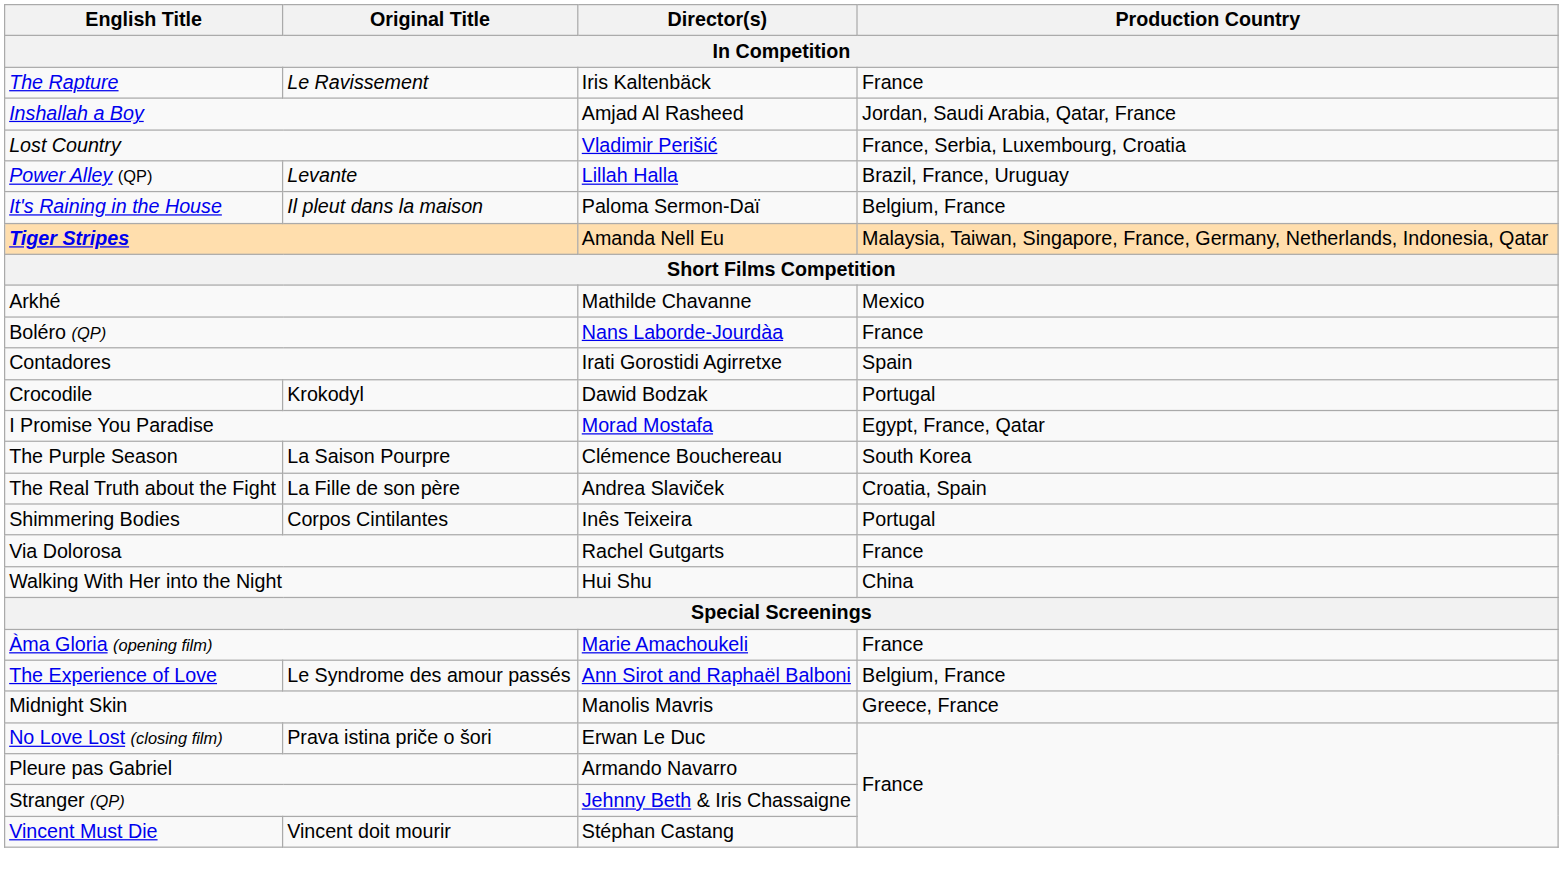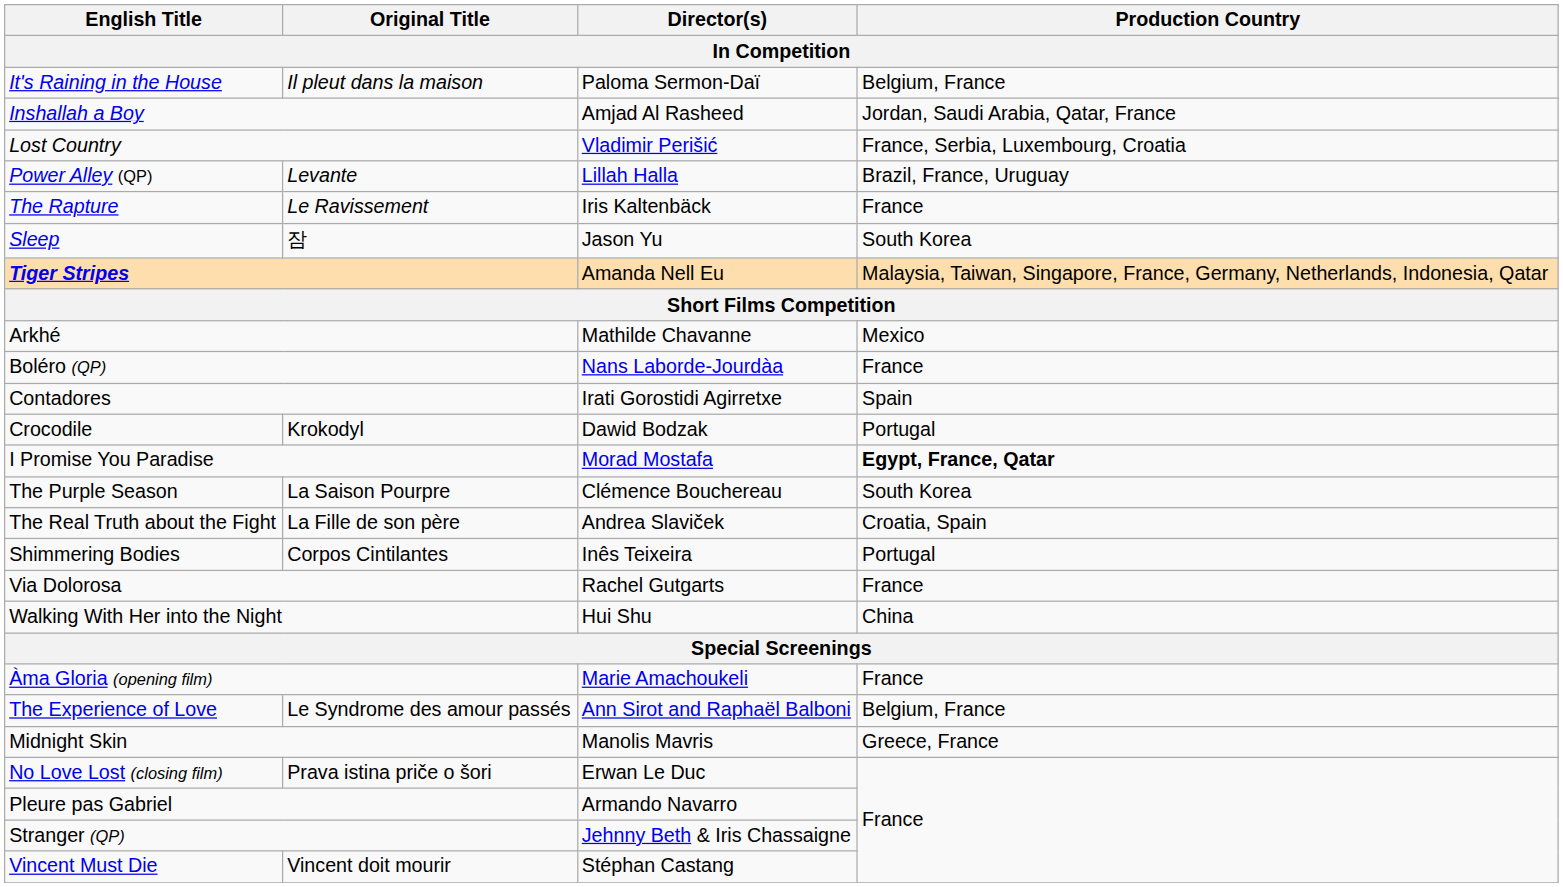rows swapped: (116, 207) <-> (64, 82)
+ row: (34, 240)
(953, 425) normal -> (958, 460) bold
